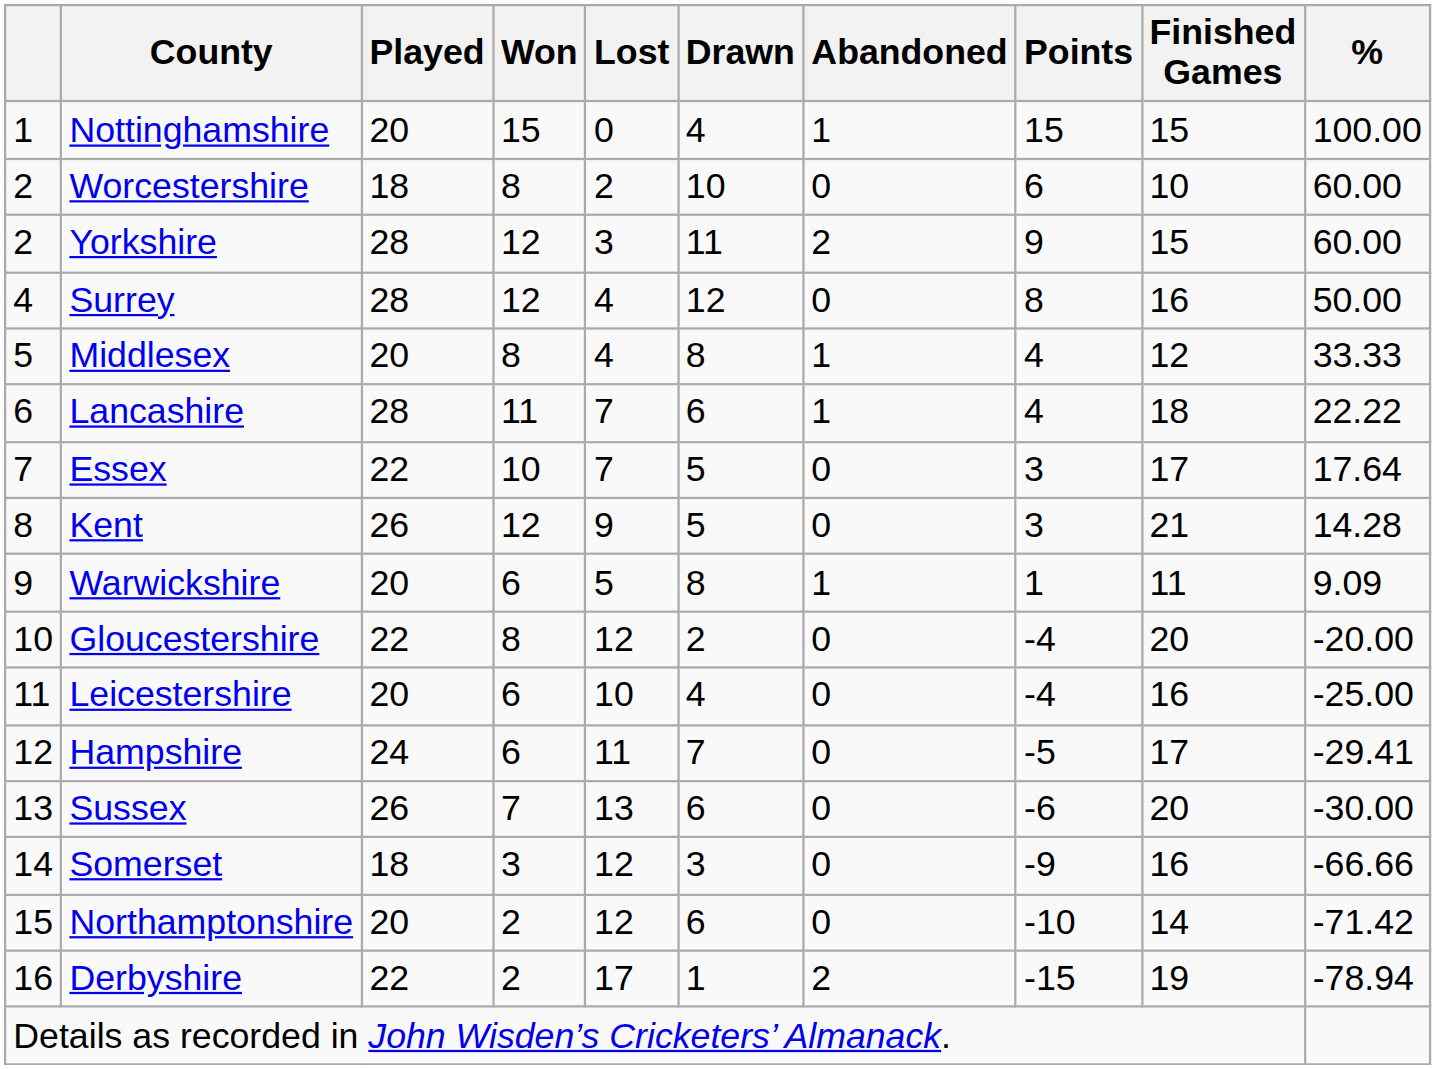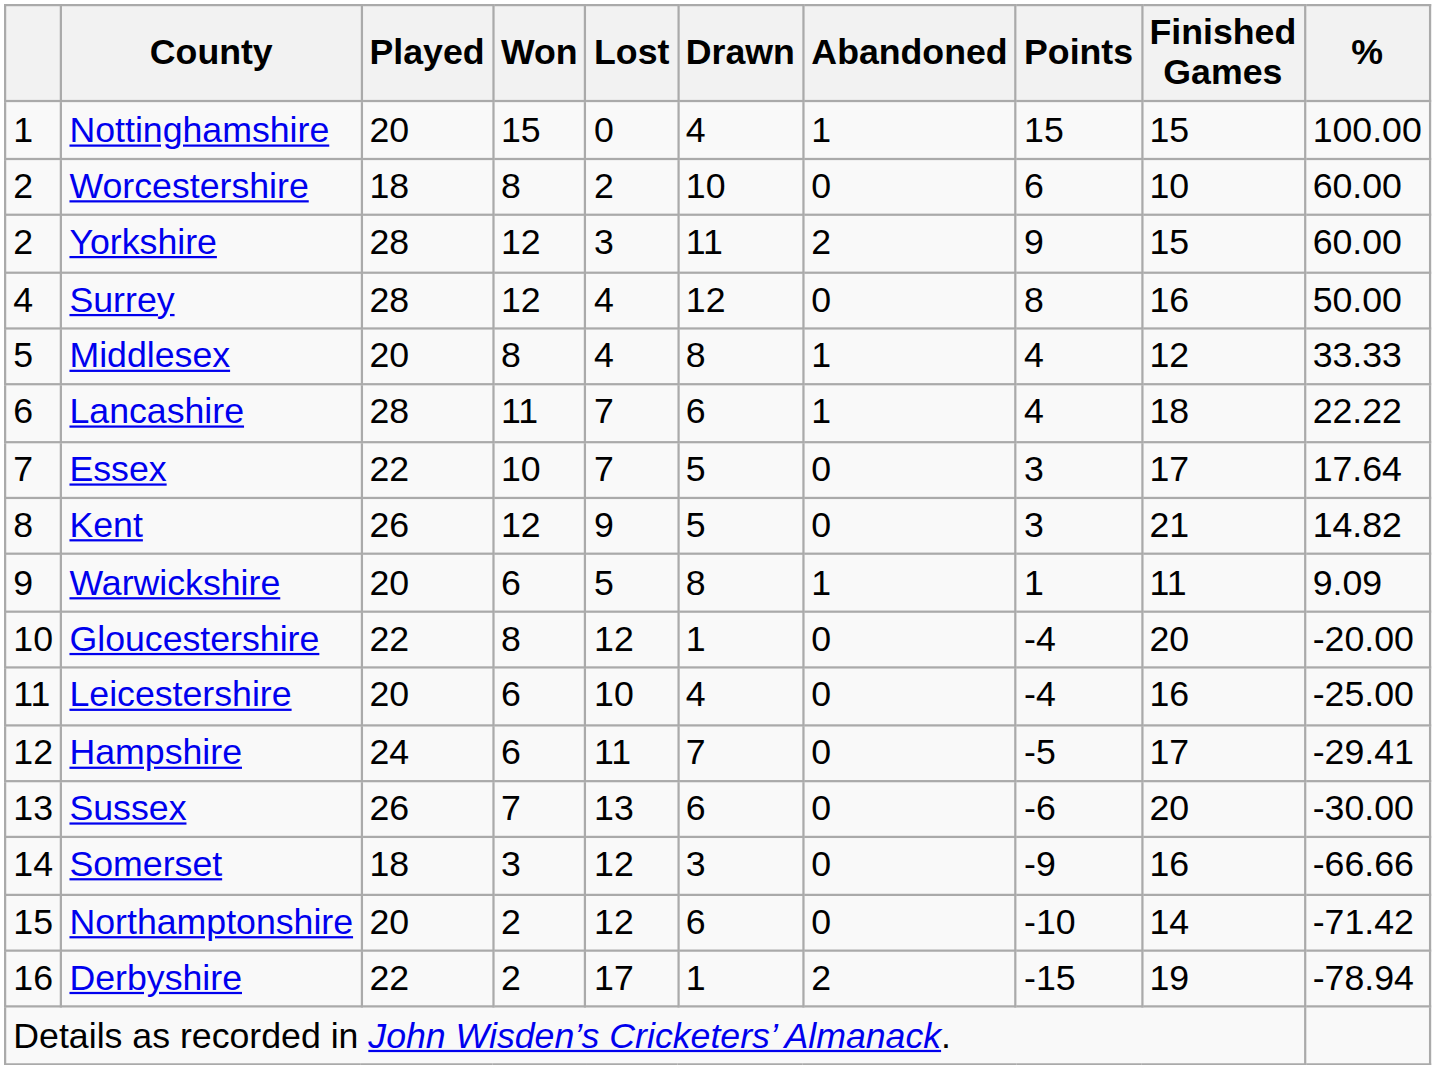(1357, 525) 14.28 -> (1357, 525) 14.82
(696, 638) 2 -> (696, 638) 1
